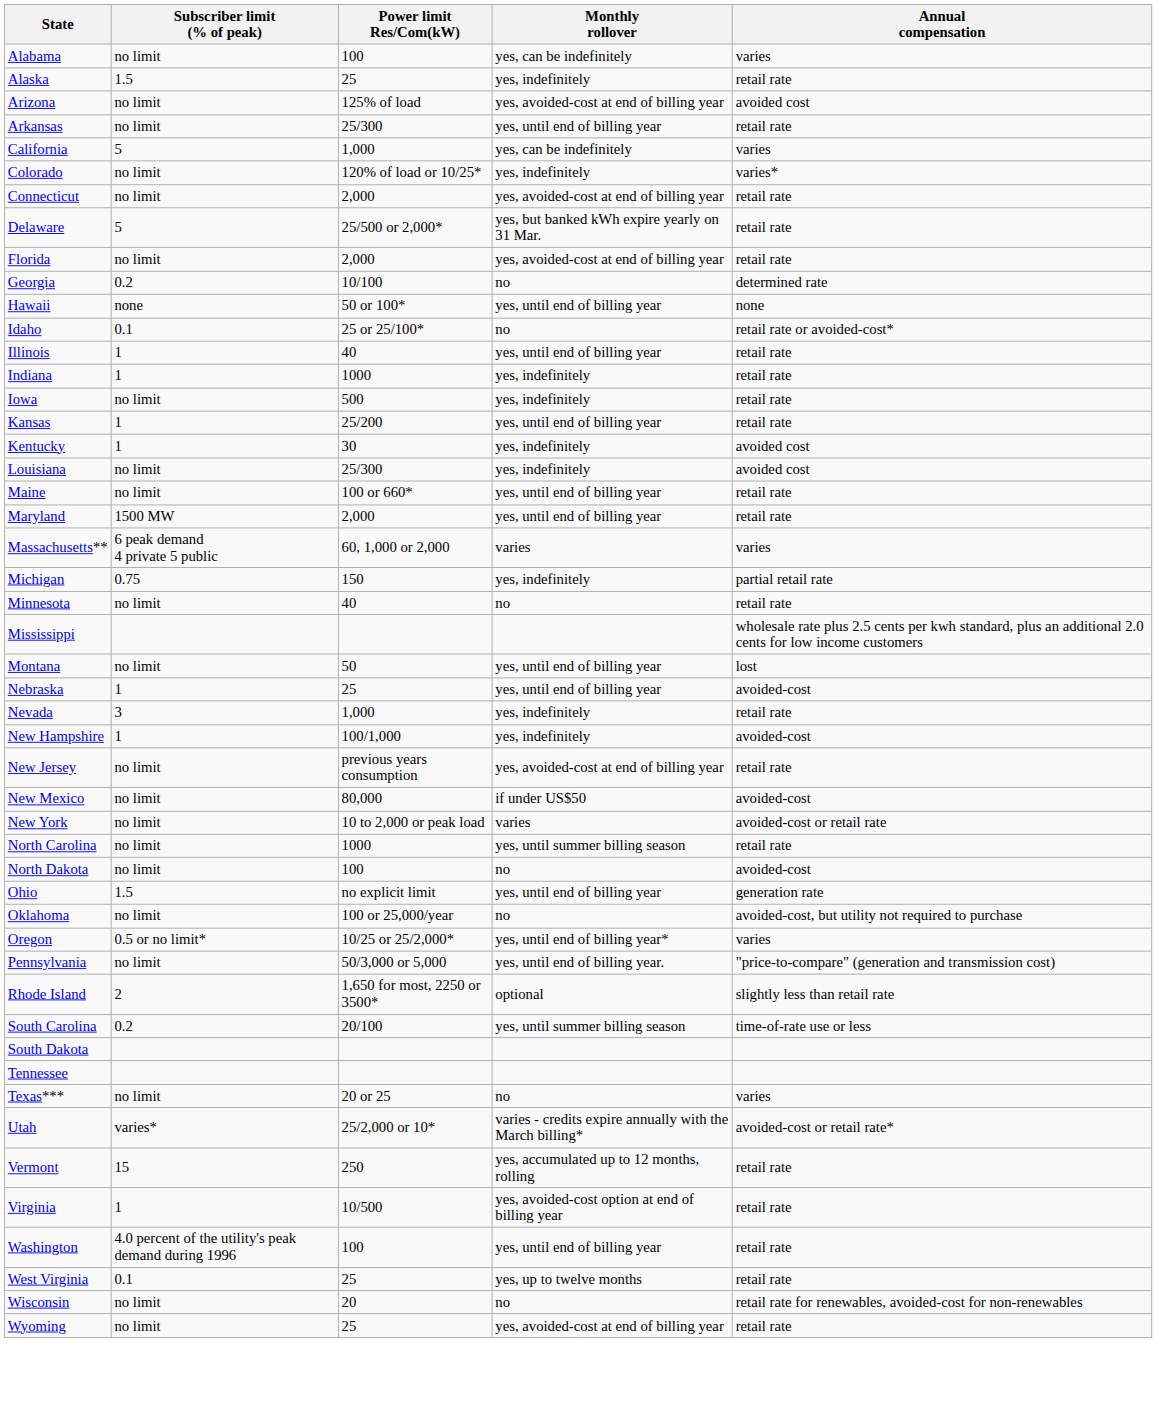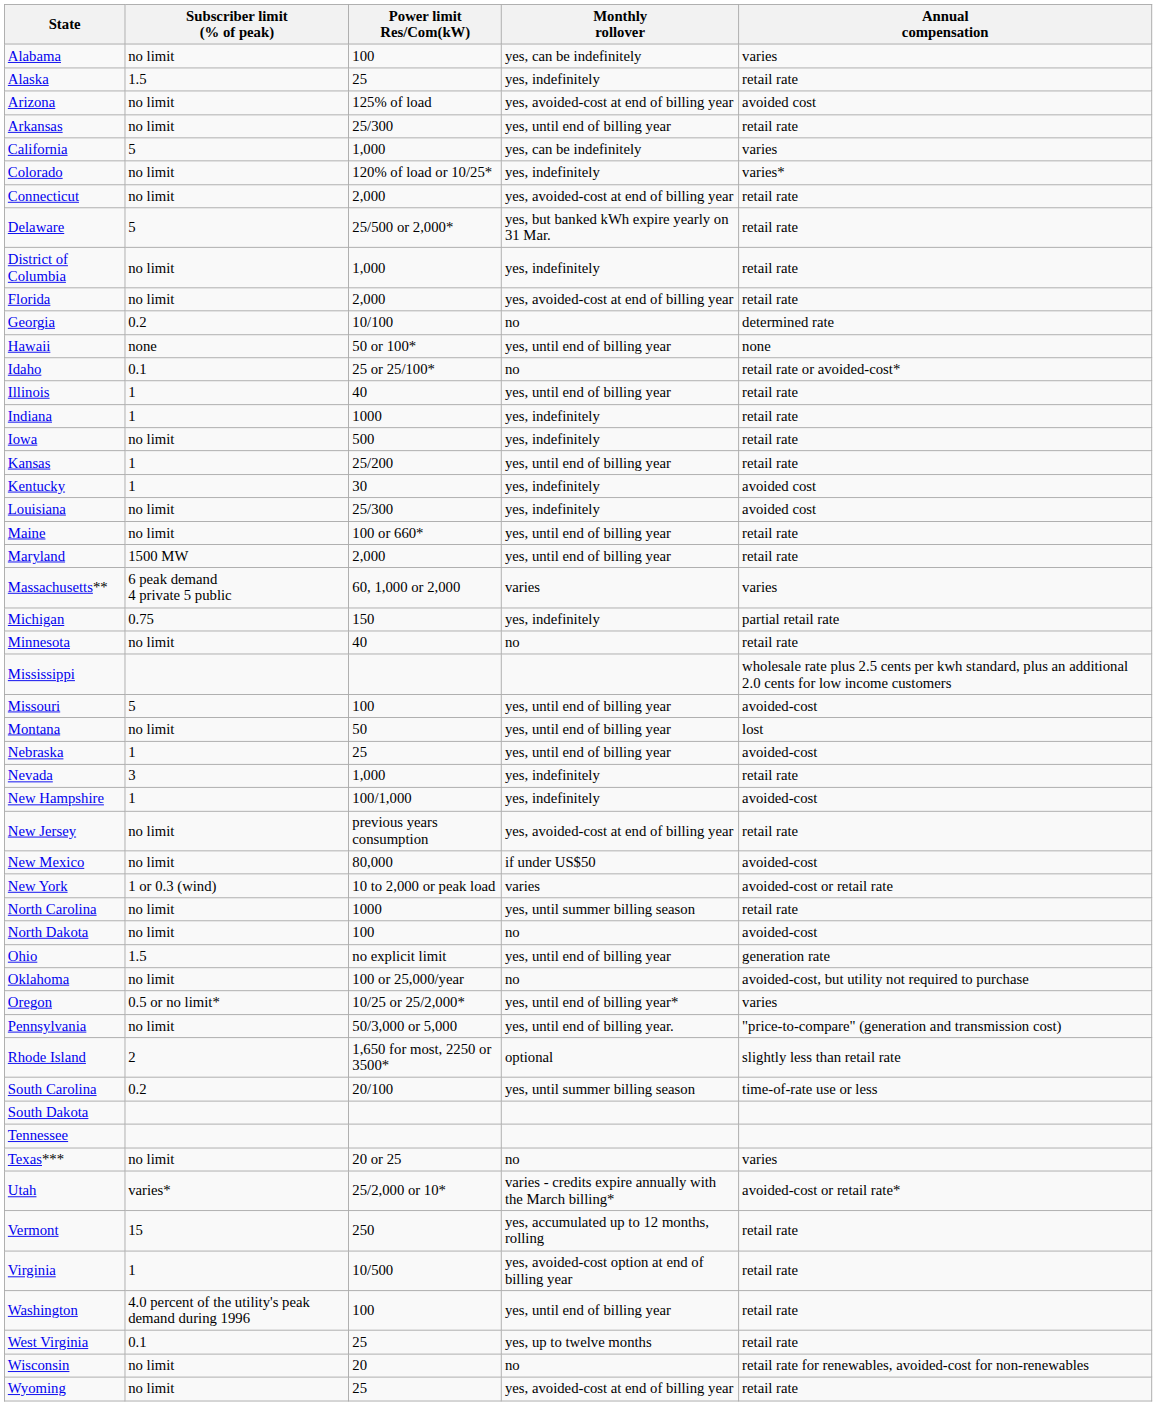+ row: (38, 267)
+ row: (34, 705)
(138, 822) no limit -> (172, 885) 1 or 0.3 (wind)
